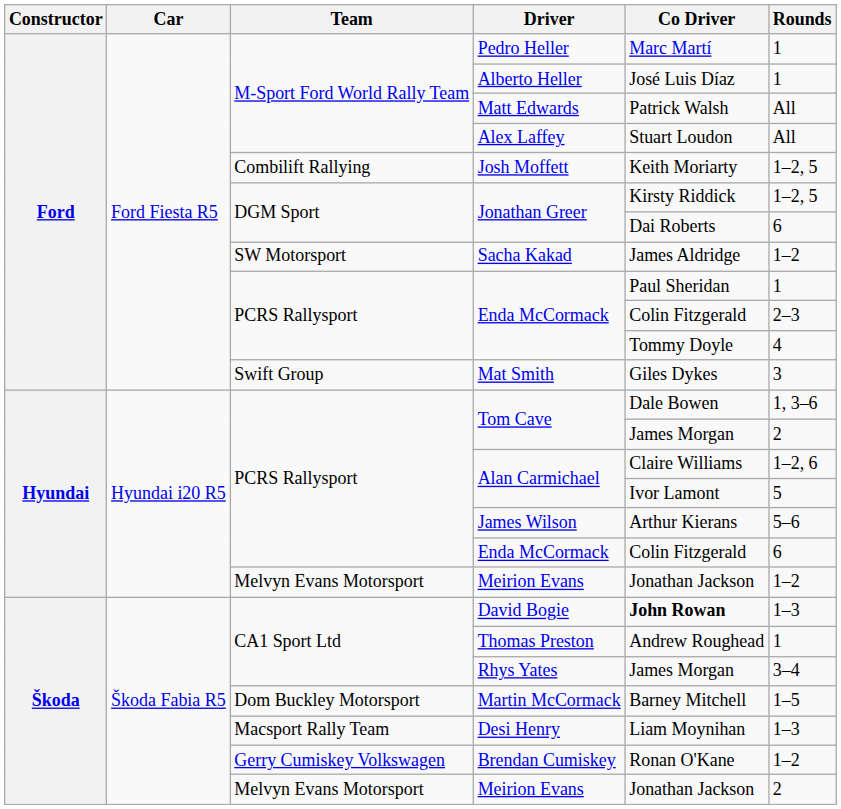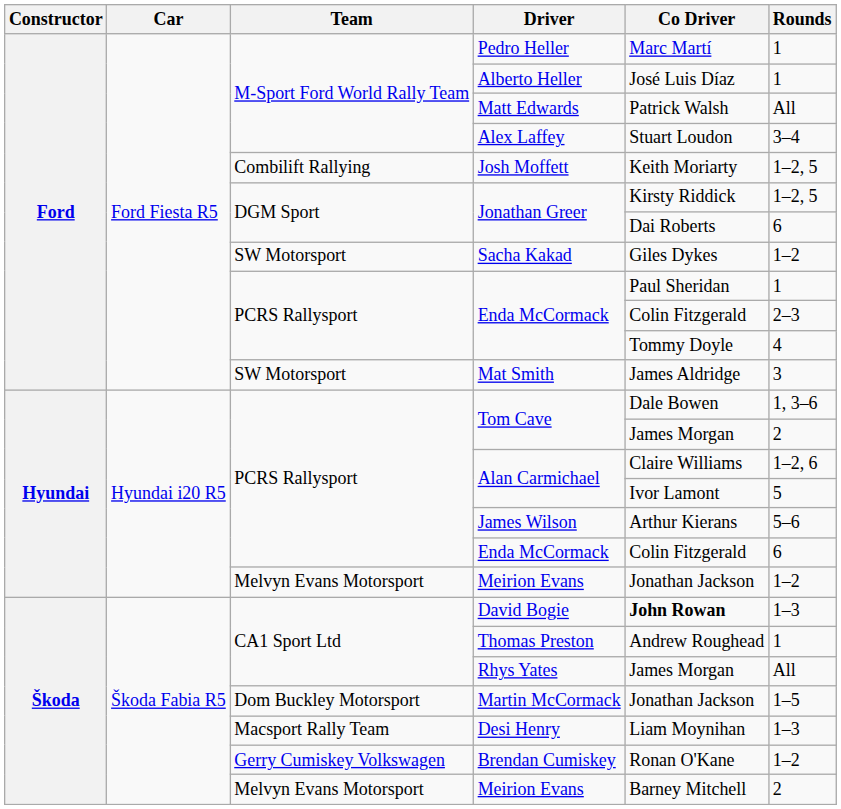(784, 137) All -> (786, 137) 3–4
(685, 255) James Aldridge -> (673, 255) Giles Dykes
(279, 374) Swift Group -> (290, 374) SW Motorsport
(673, 374) Giles Dykes -> (685, 374) James Aldridge
(786, 670) 3–4 -> (784, 670) All
(688, 700) Barney Mitchell -> (692, 700) Jonathan Jackson
(692, 788) Jonathan Jackson -> (688, 788) Barney Mitchell
